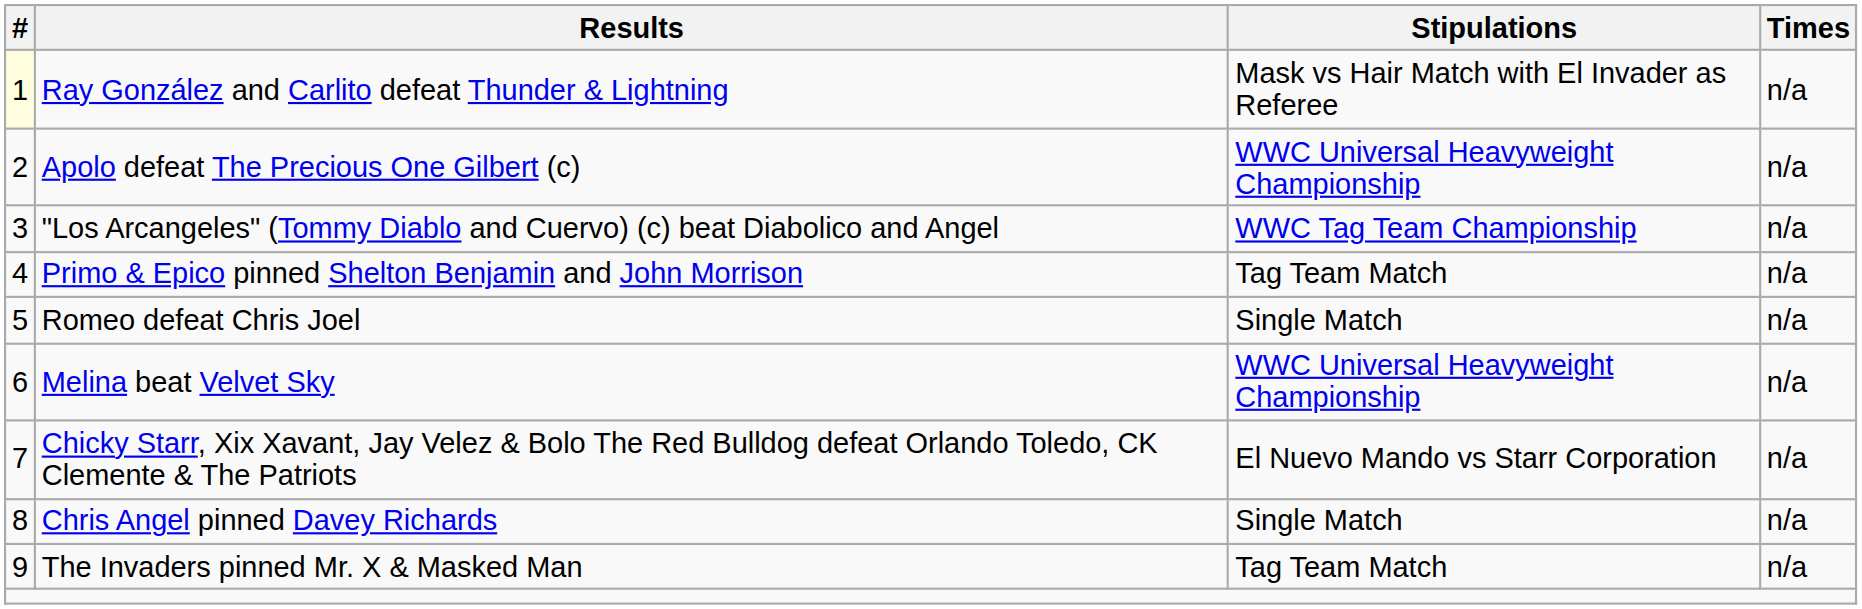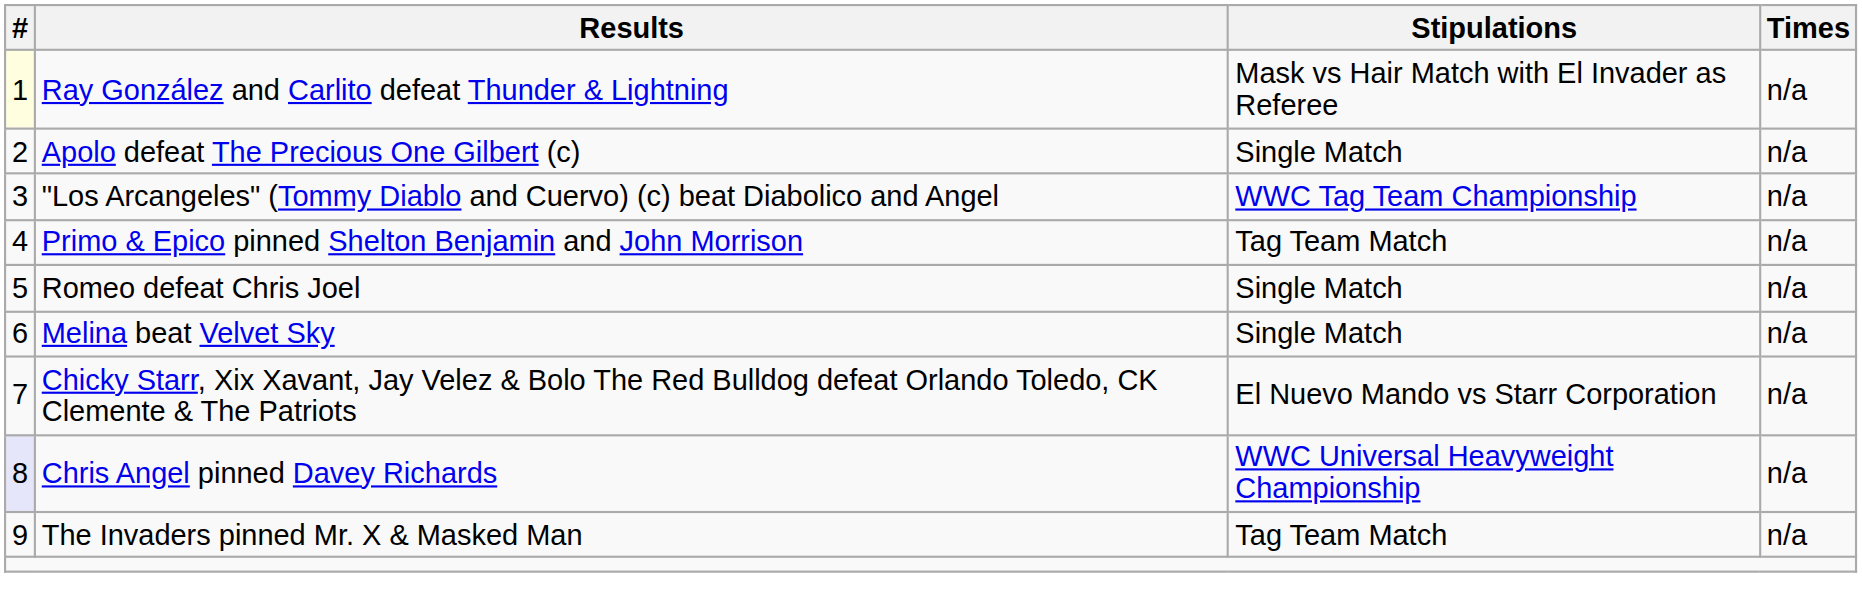(1424, 167) WWC Universal Heavyweight Championship -> (1319, 151) Single Match
(1424, 381) WWC Universal Heavyweight Championship -> (1319, 333) Single Match
(20, 521) no background -> (20, 473) lavender background
(1319, 521) Single Match -> (1424, 473) WWC Universal Heavyweight Championship
